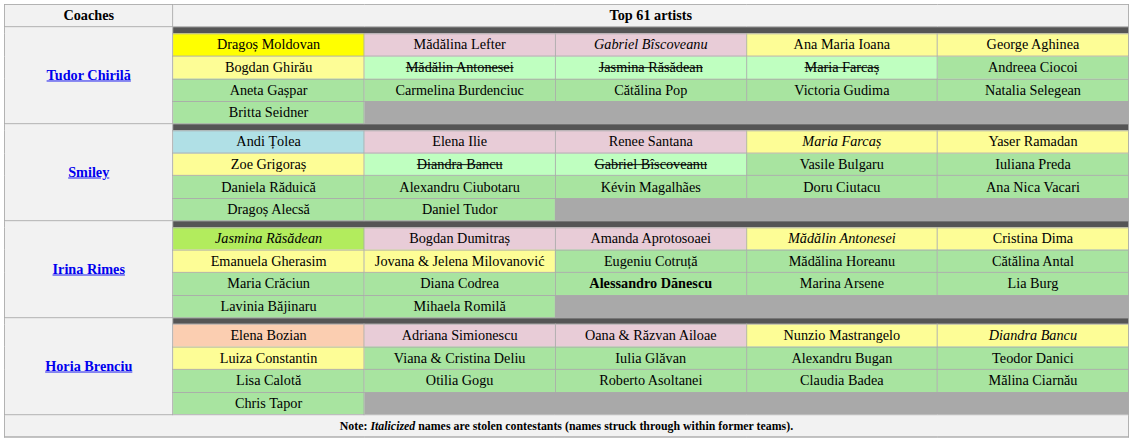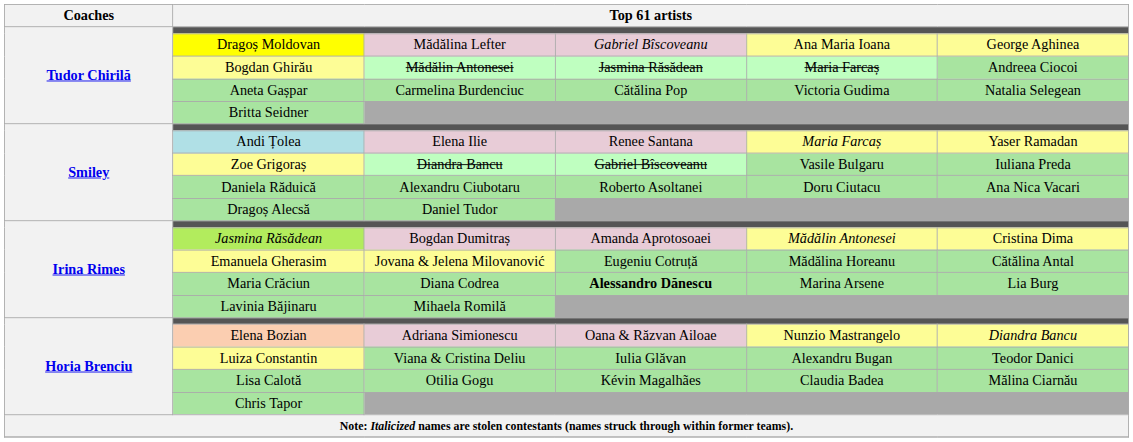(651, 187) Kévin Magalhães -> (651, 187) Roberto Asoltanei
(651, 380) Roberto Asoltanei -> (651, 380) Kévin Magalhães
